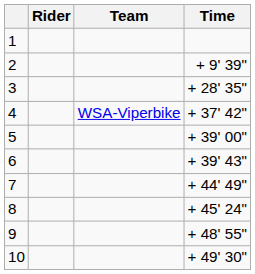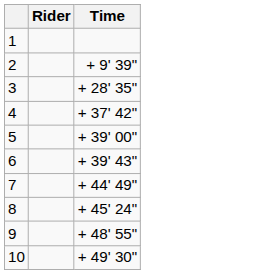- column: (129, 16)
